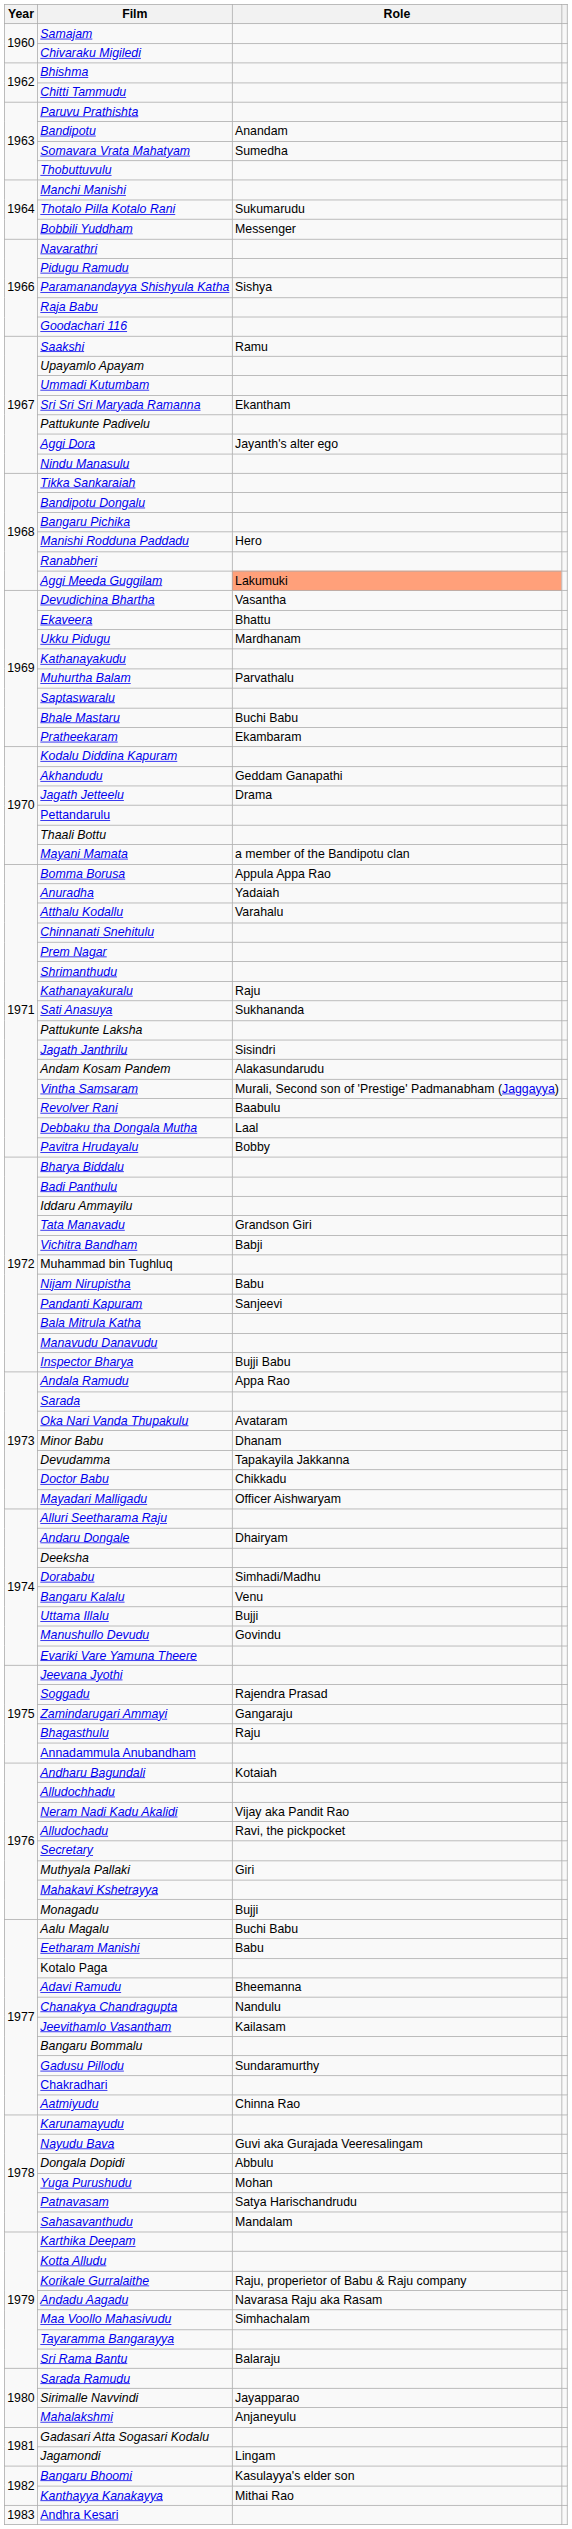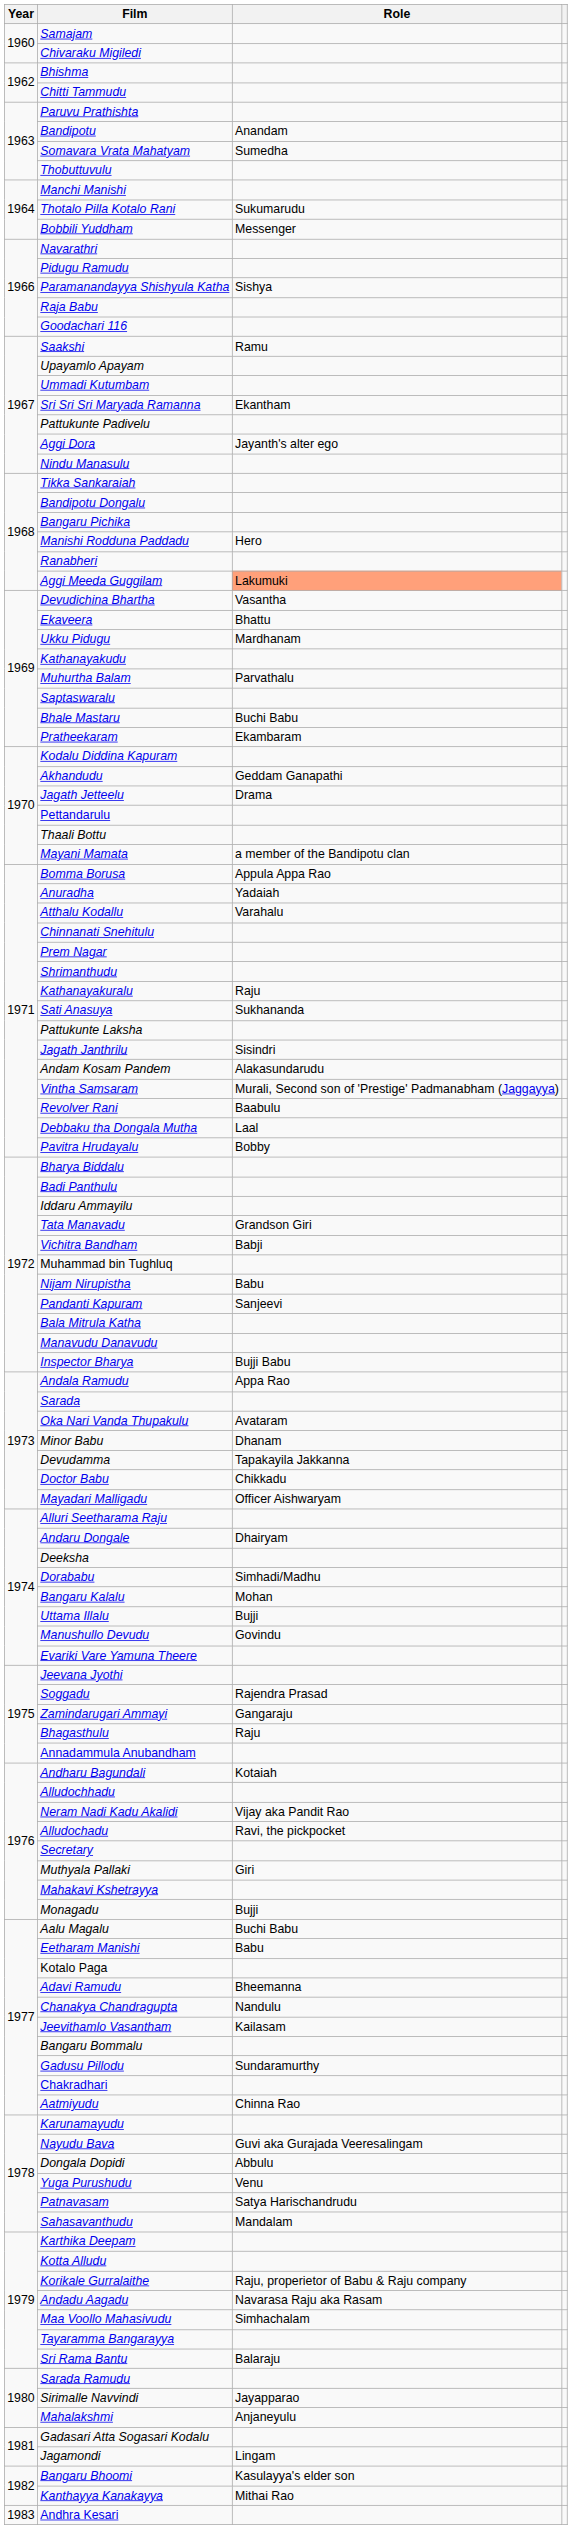(249, 1596) Venu -> (254, 1596) Mohan
(254, 2183) Mohan -> (249, 2183) Venu
